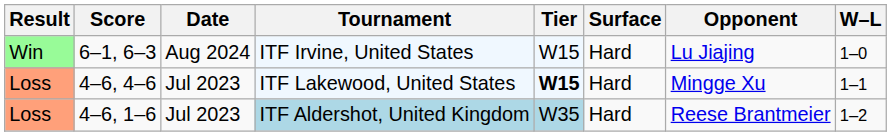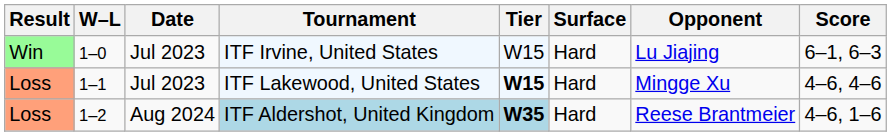columns swapped: (861, 20) <-> (118, 20)
(208, 51) Aug 2024 -> (168, 51) Jul 2023
(203, 114) Jul 2023 -> (172, 114) Aug 2024
(559, 114) normal -> (524, 114) bold
